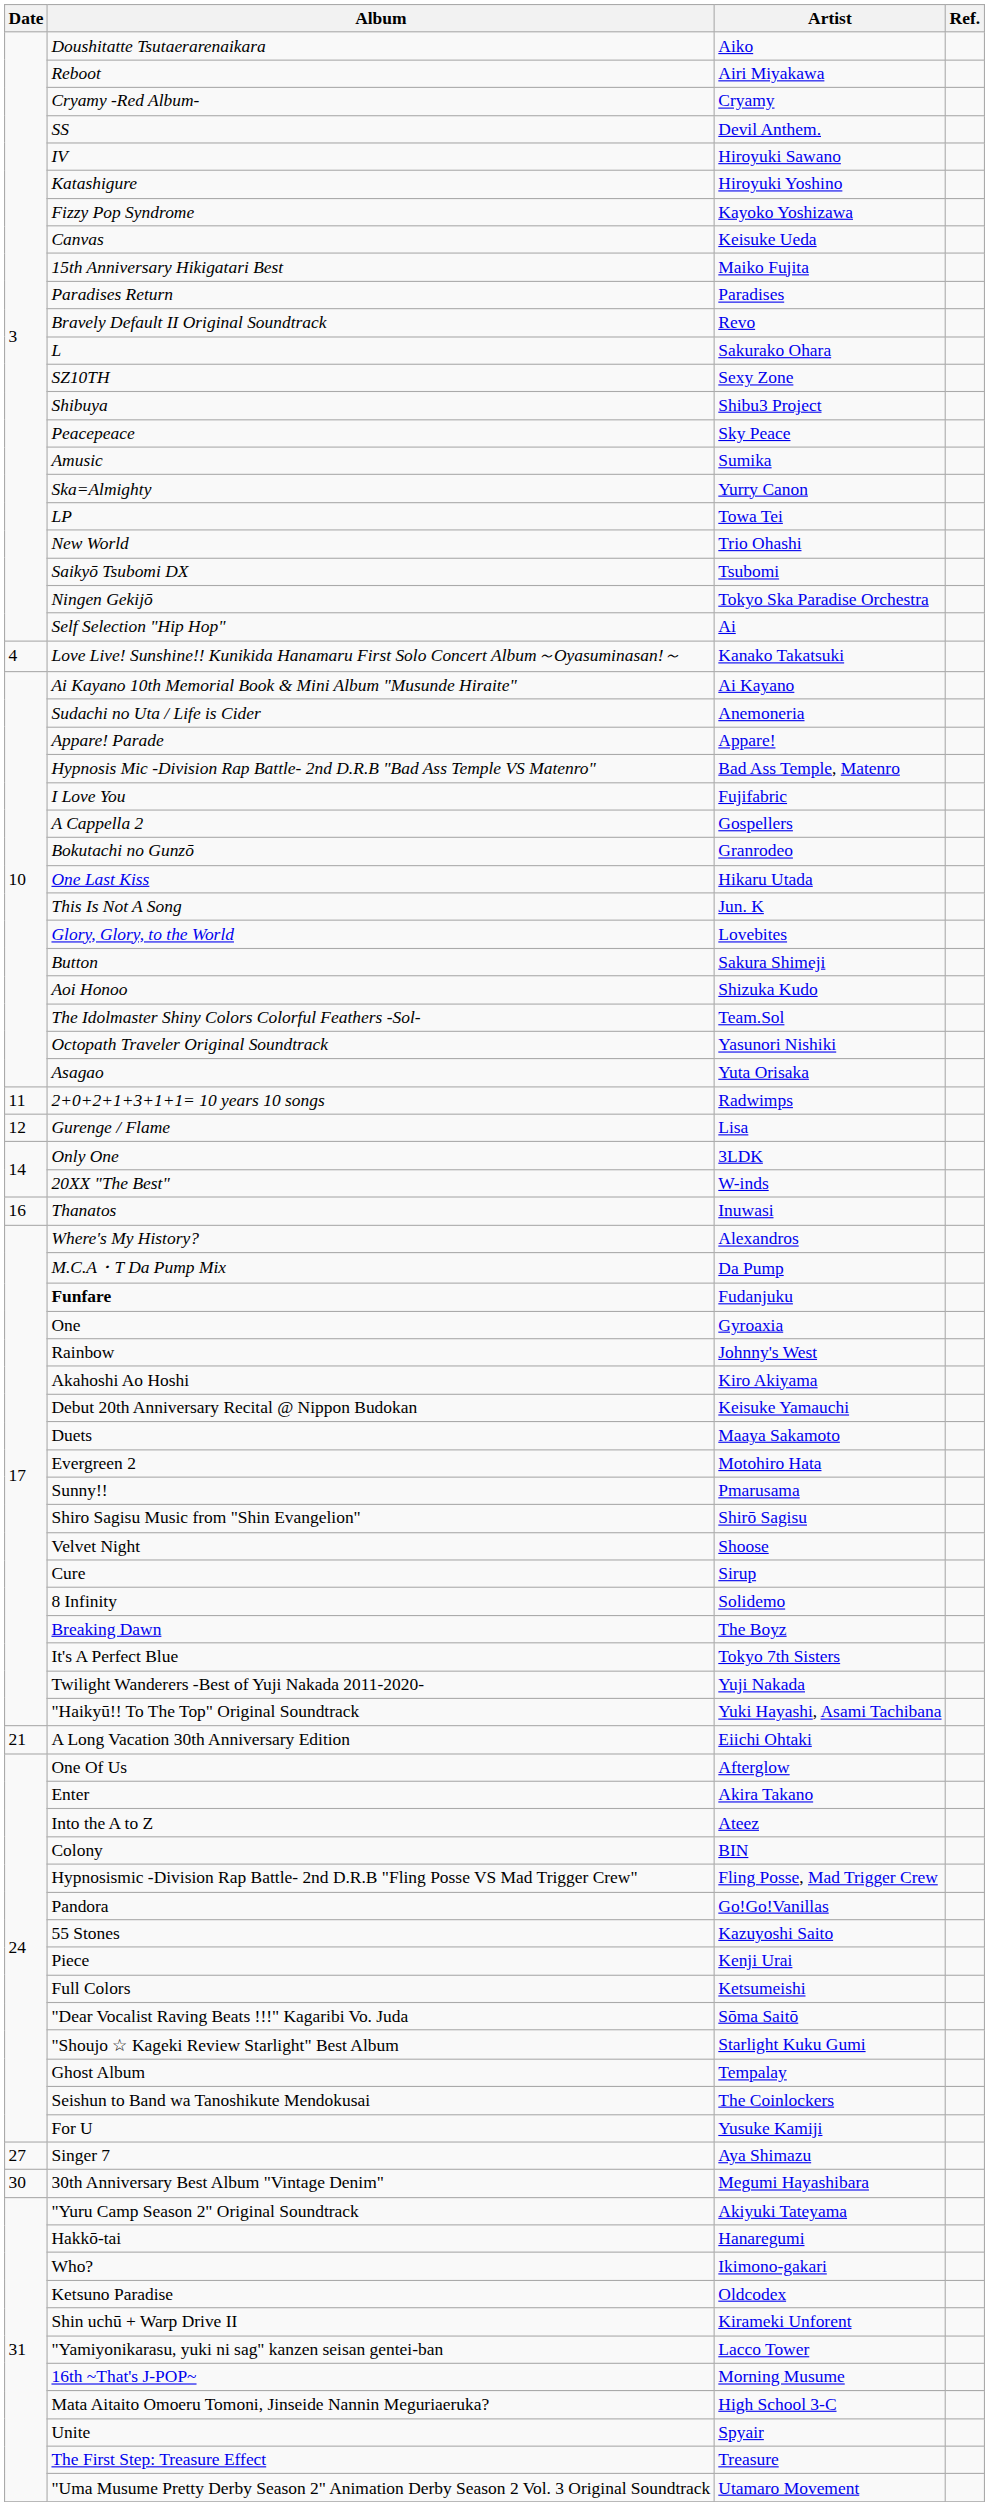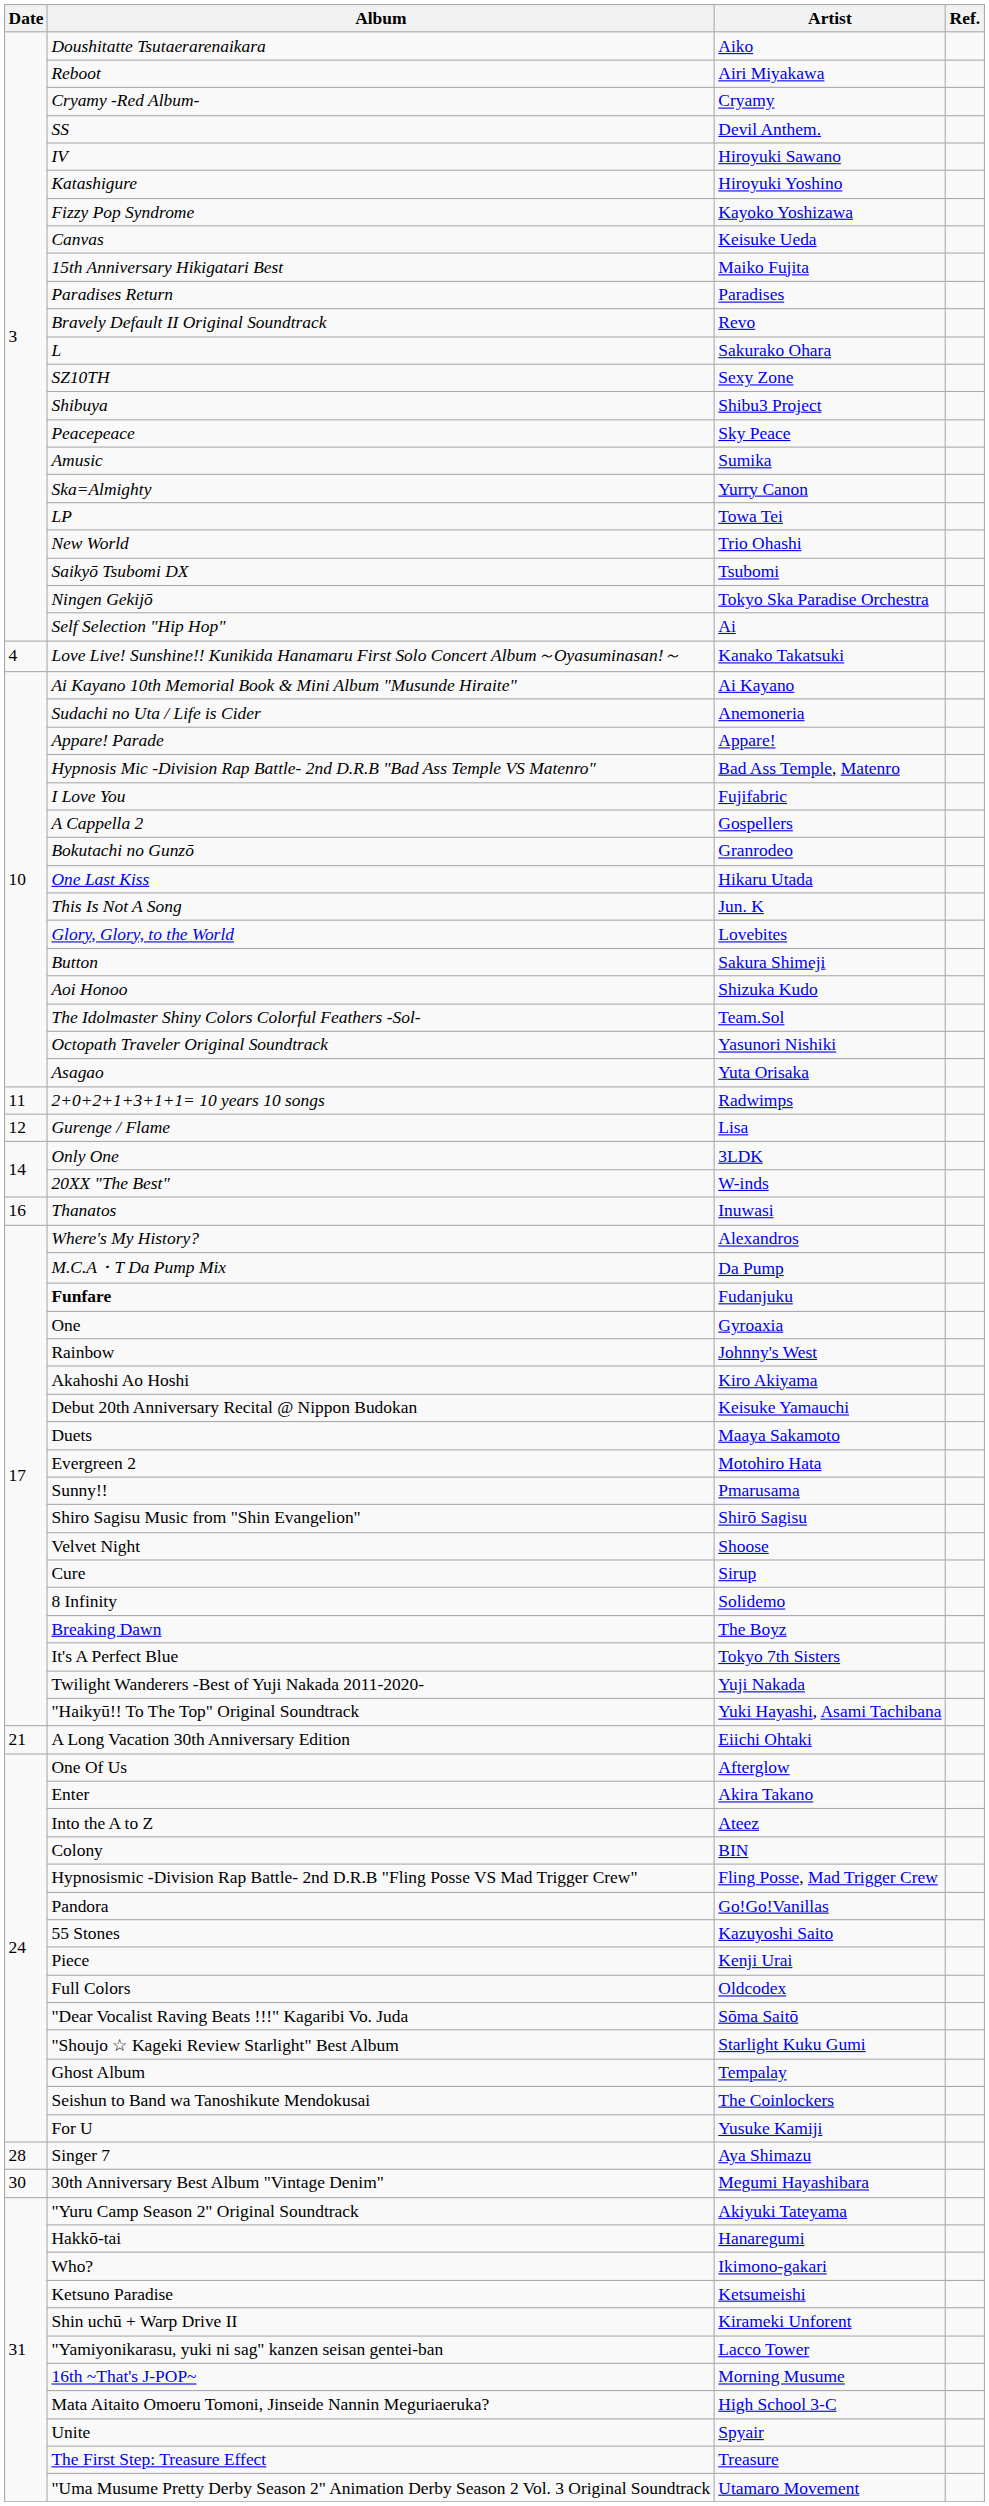(762, 1988) Ketsumeishi -> (752, 1988) Oldcodex
(17, 2155) 27 -> (17, 2155) 28
(752, 2293) Oldcodex -> (762, 2293) Ketsumeishi
